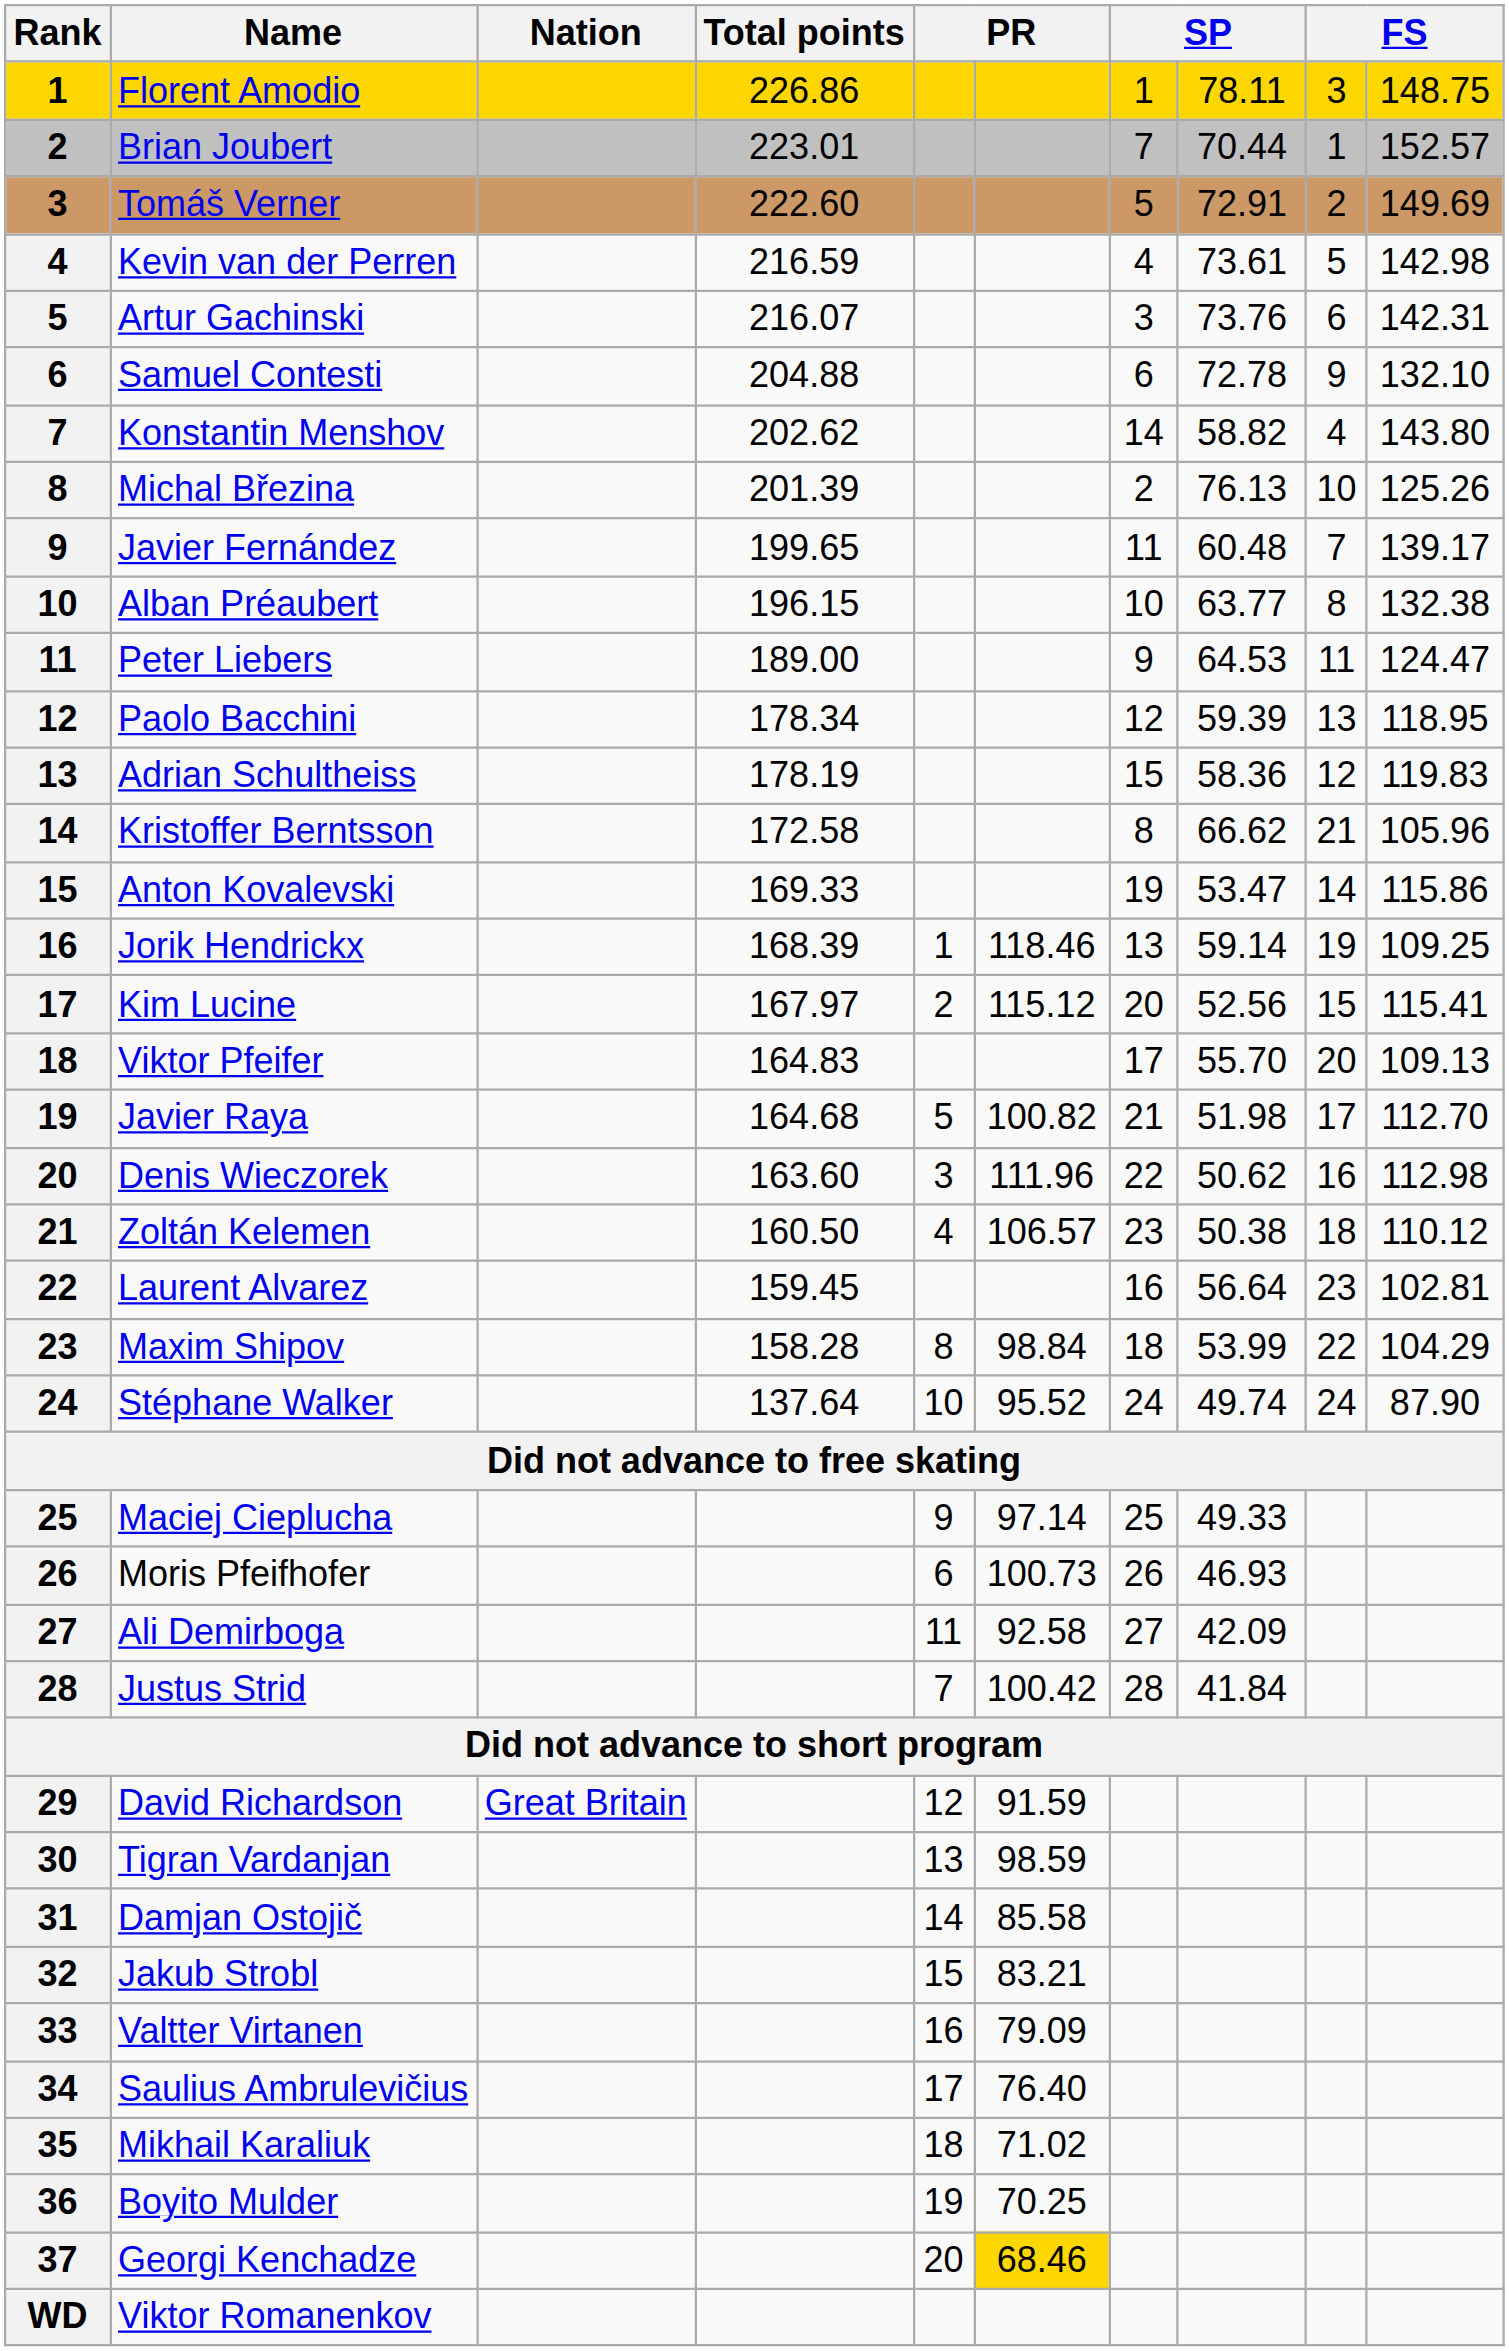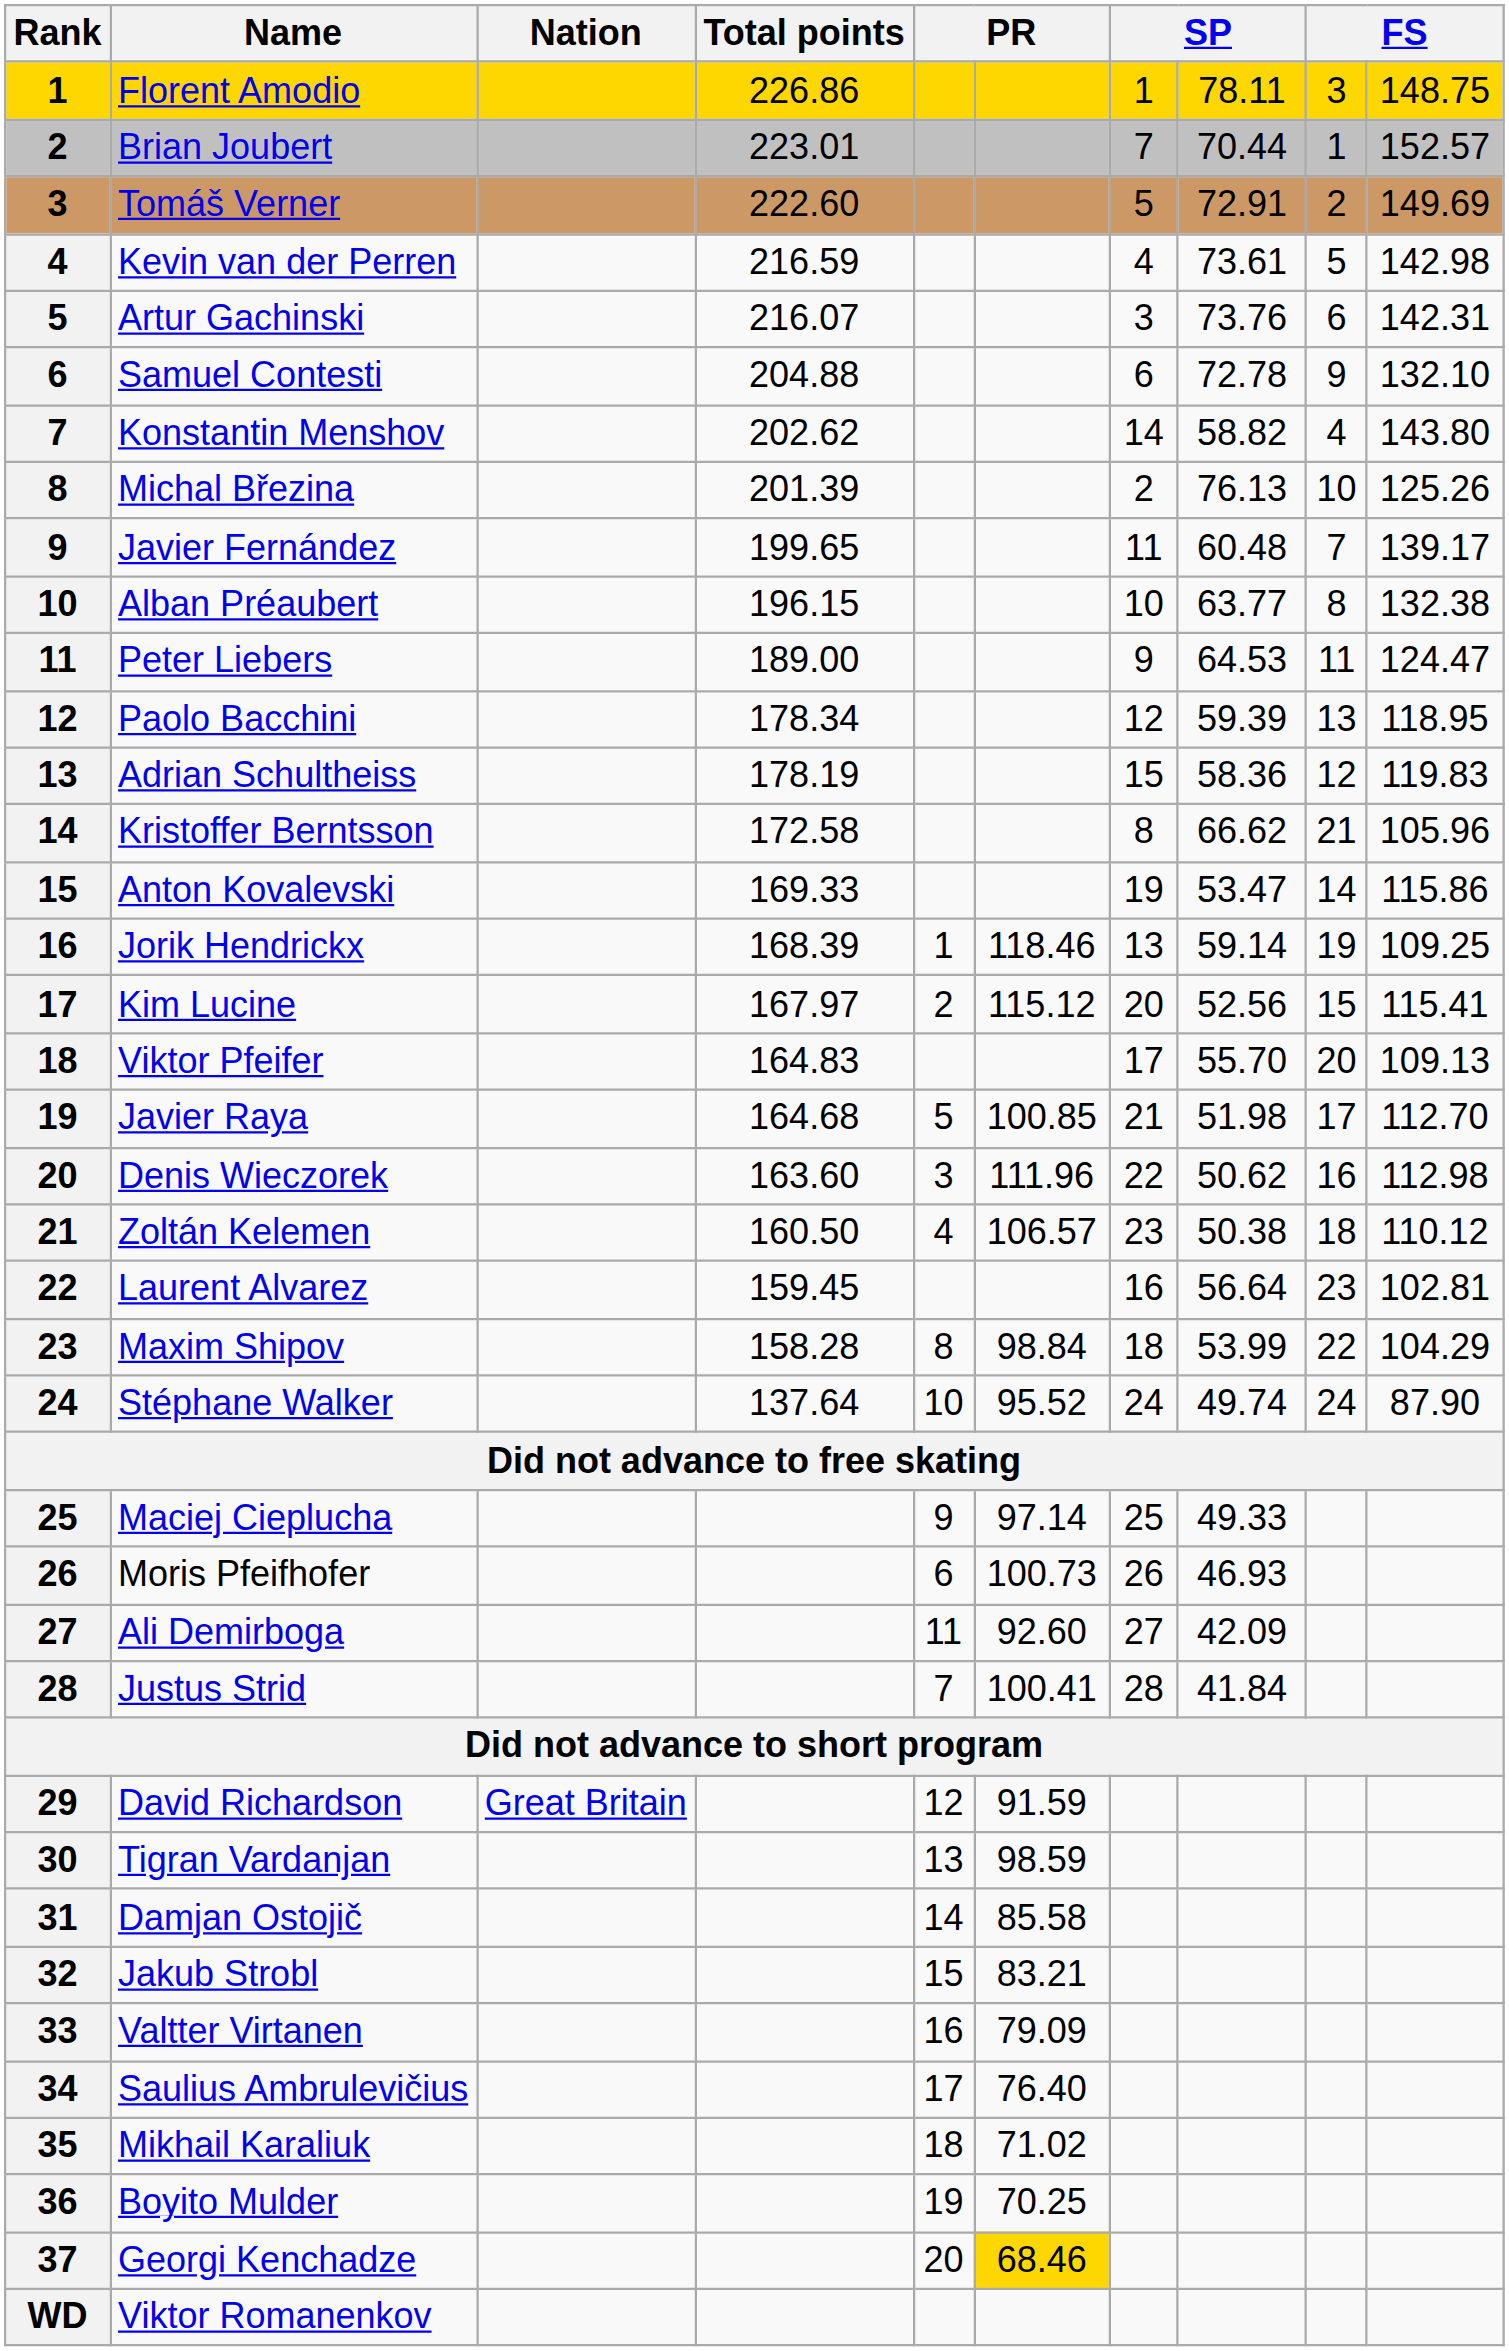(1042, 1117) 100.82 -> (1042, 1117) 100.85
(1042, 1631) 92.58 -> (1042, 1631) 92.60
(1042, 1688) 100.42 -> (1042, 1688) 100.41
